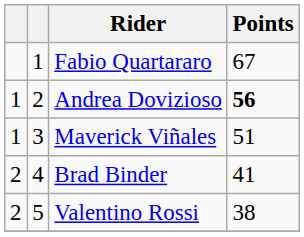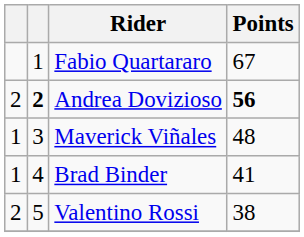(16, 99) 1 -> (16, 99) 2
(38, 99) normal -> (38, 99) bold
(244, 137) 51 -> (244, 137) 48
(16, 174) 2 -> (16, 174) 1
